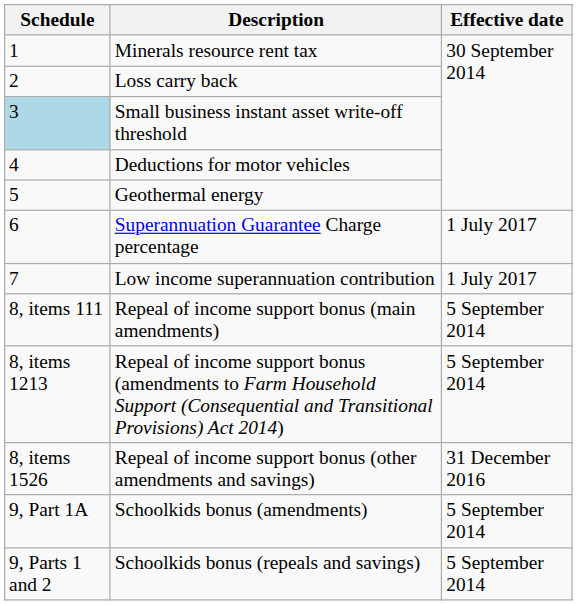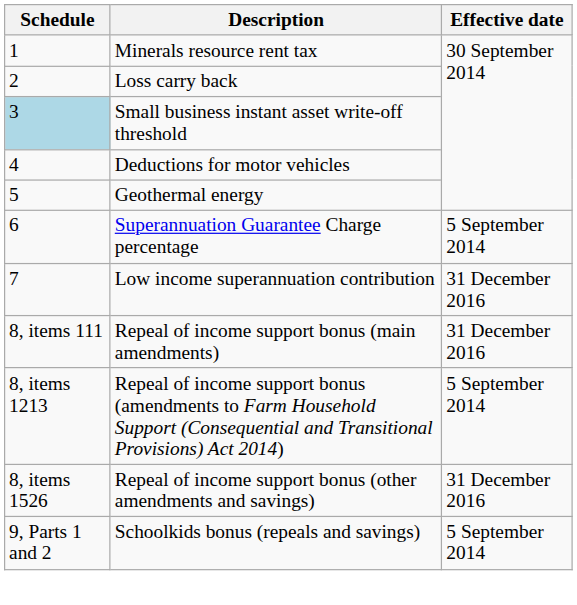(492, 225) 1 July 2017 -> (495, 236) 5 September 2014
(492, 278) 1 July 2017 -> (498, 289) 31 December 2016
(495, 319) 5 September 2014 -> (498, 341) 31 December 2016
- row: (241, 510)
